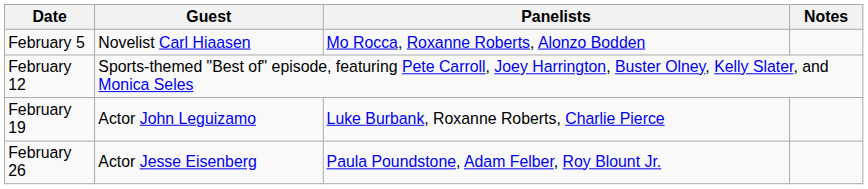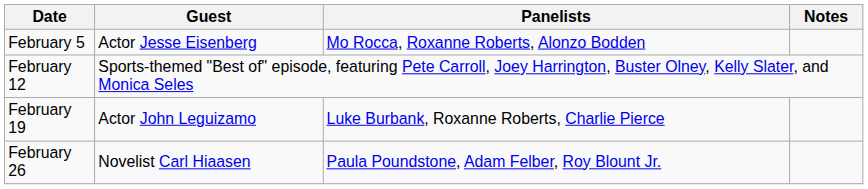(174, 42) Novelist Carl Hiaasen -> (178, 42) Actor Jesse Eisenberg
(178, 162) Actor Jesse Eisenberg -> (174, 162) Novelist Carl Hiaasen
